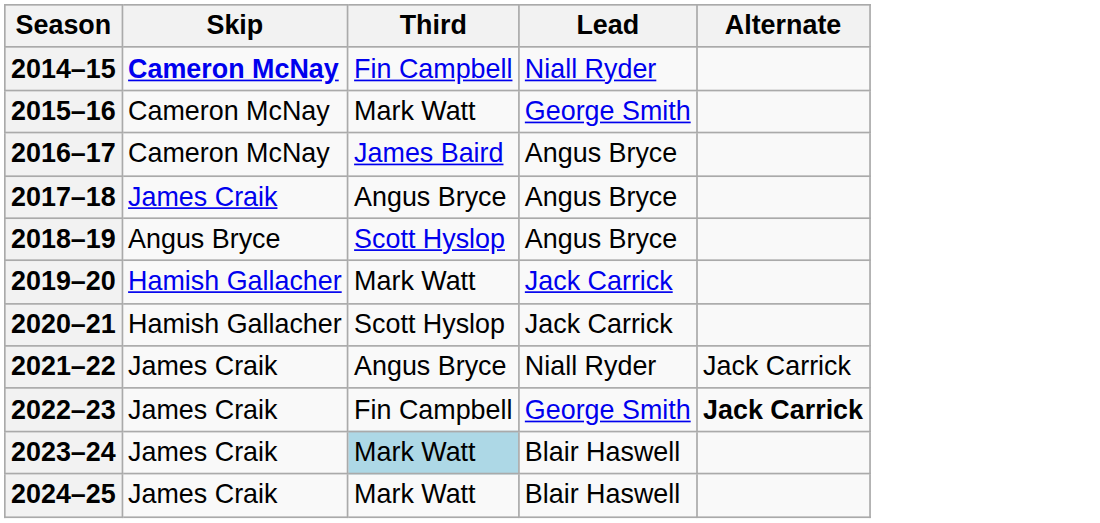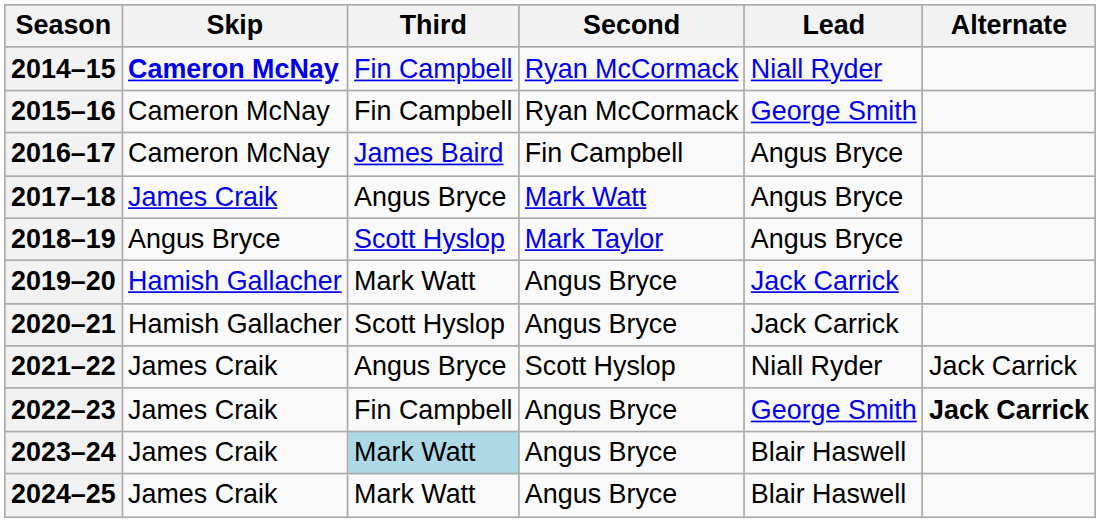+ column: (632, 25)
(415, 111) Mark Watt -> (433, 111) Fin Campbell
